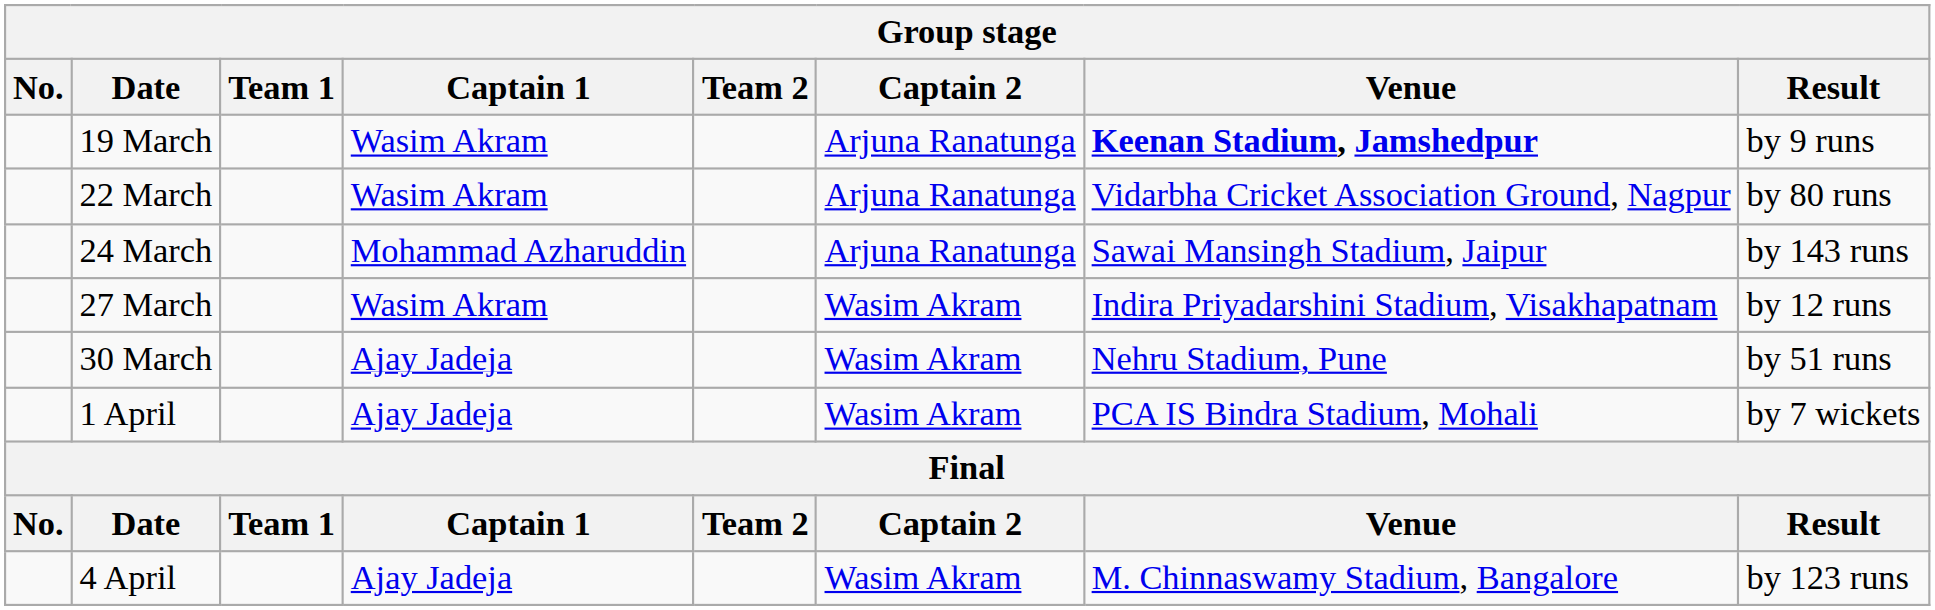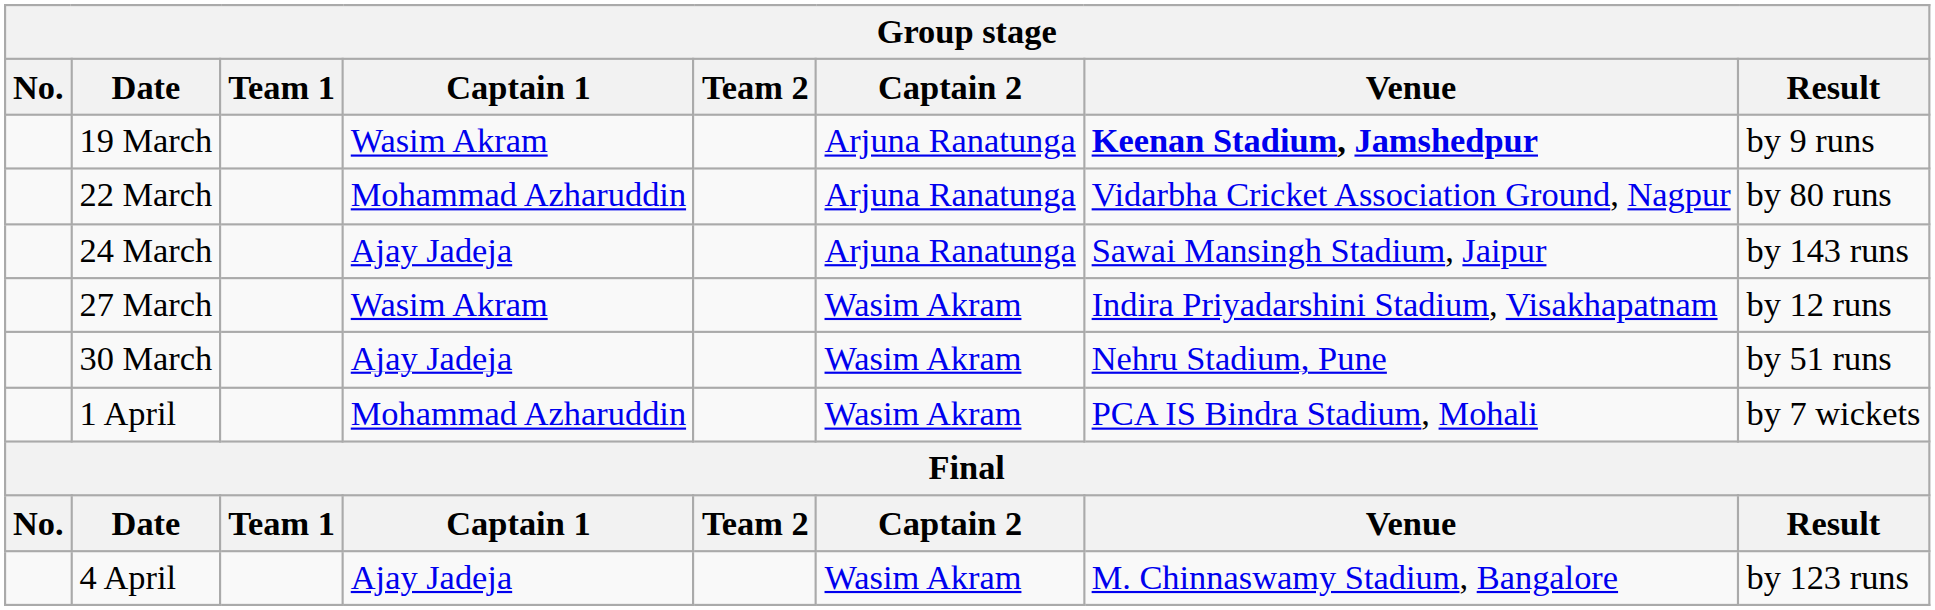(449, 195) Wasim Akram -> (518, 195) Mohammad Azharuddin
(518, 250) Mohammad Azharuddin -> (431, 250) Ajay Jadeja
(431, 413) Ajay Jadeja -> (518, 413) Mohammad Azharuddin
